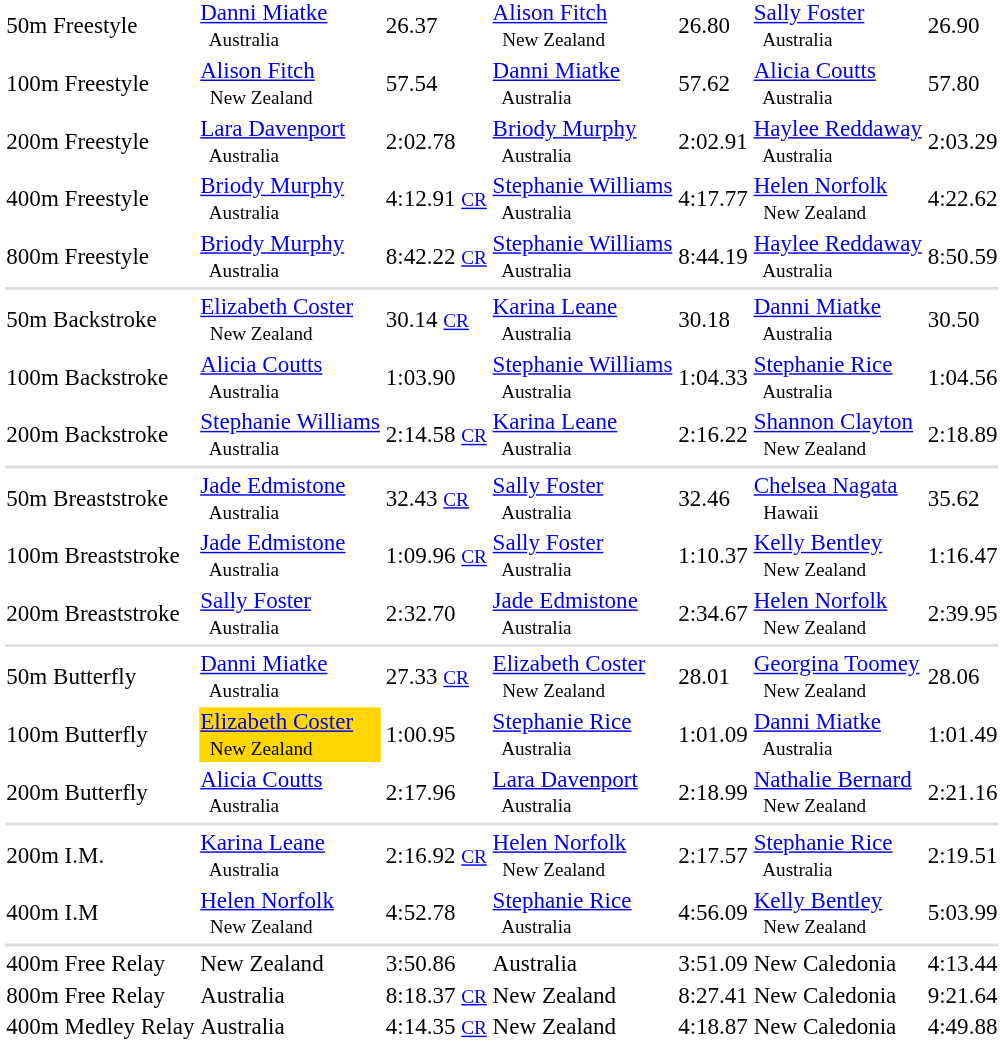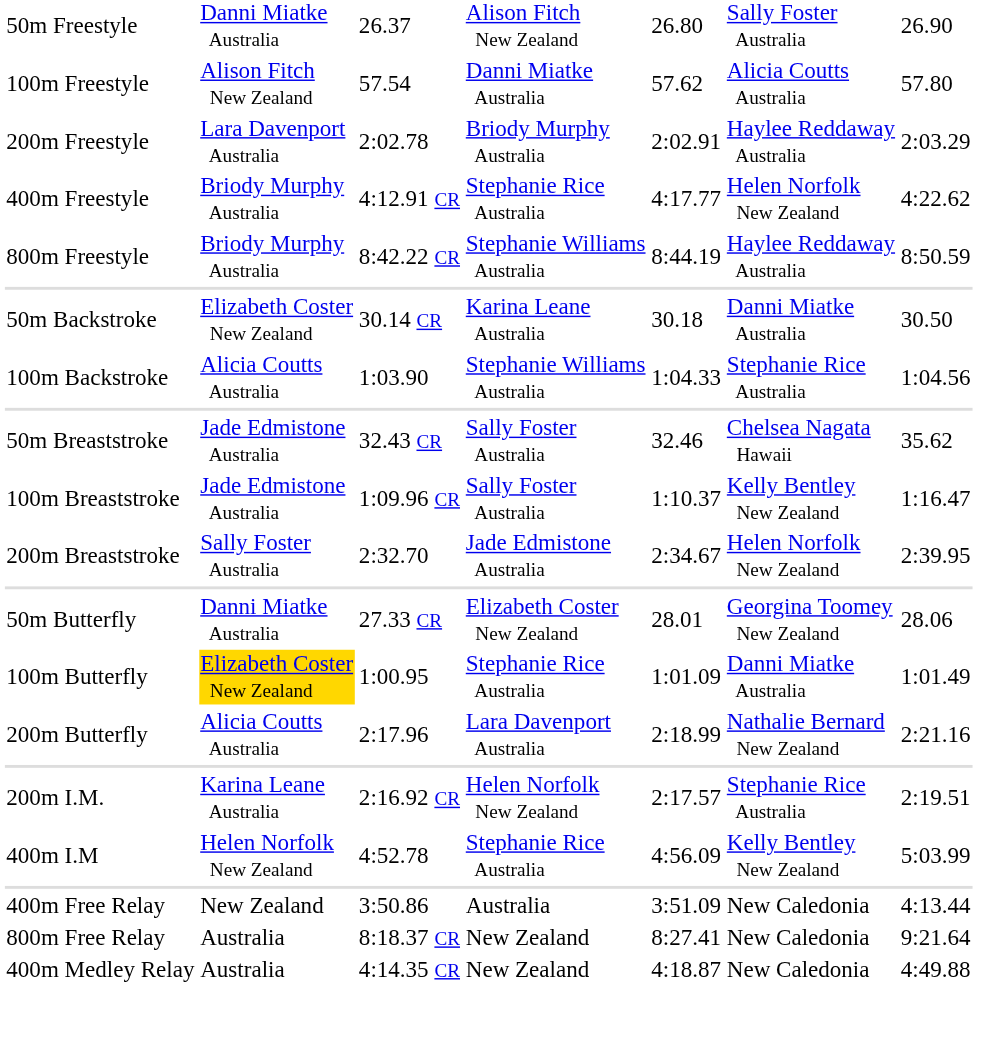(582, 198) Stephanie Williams Australia -> (535, 198) Stephanie Rice Australia
- row: (87, 434)
